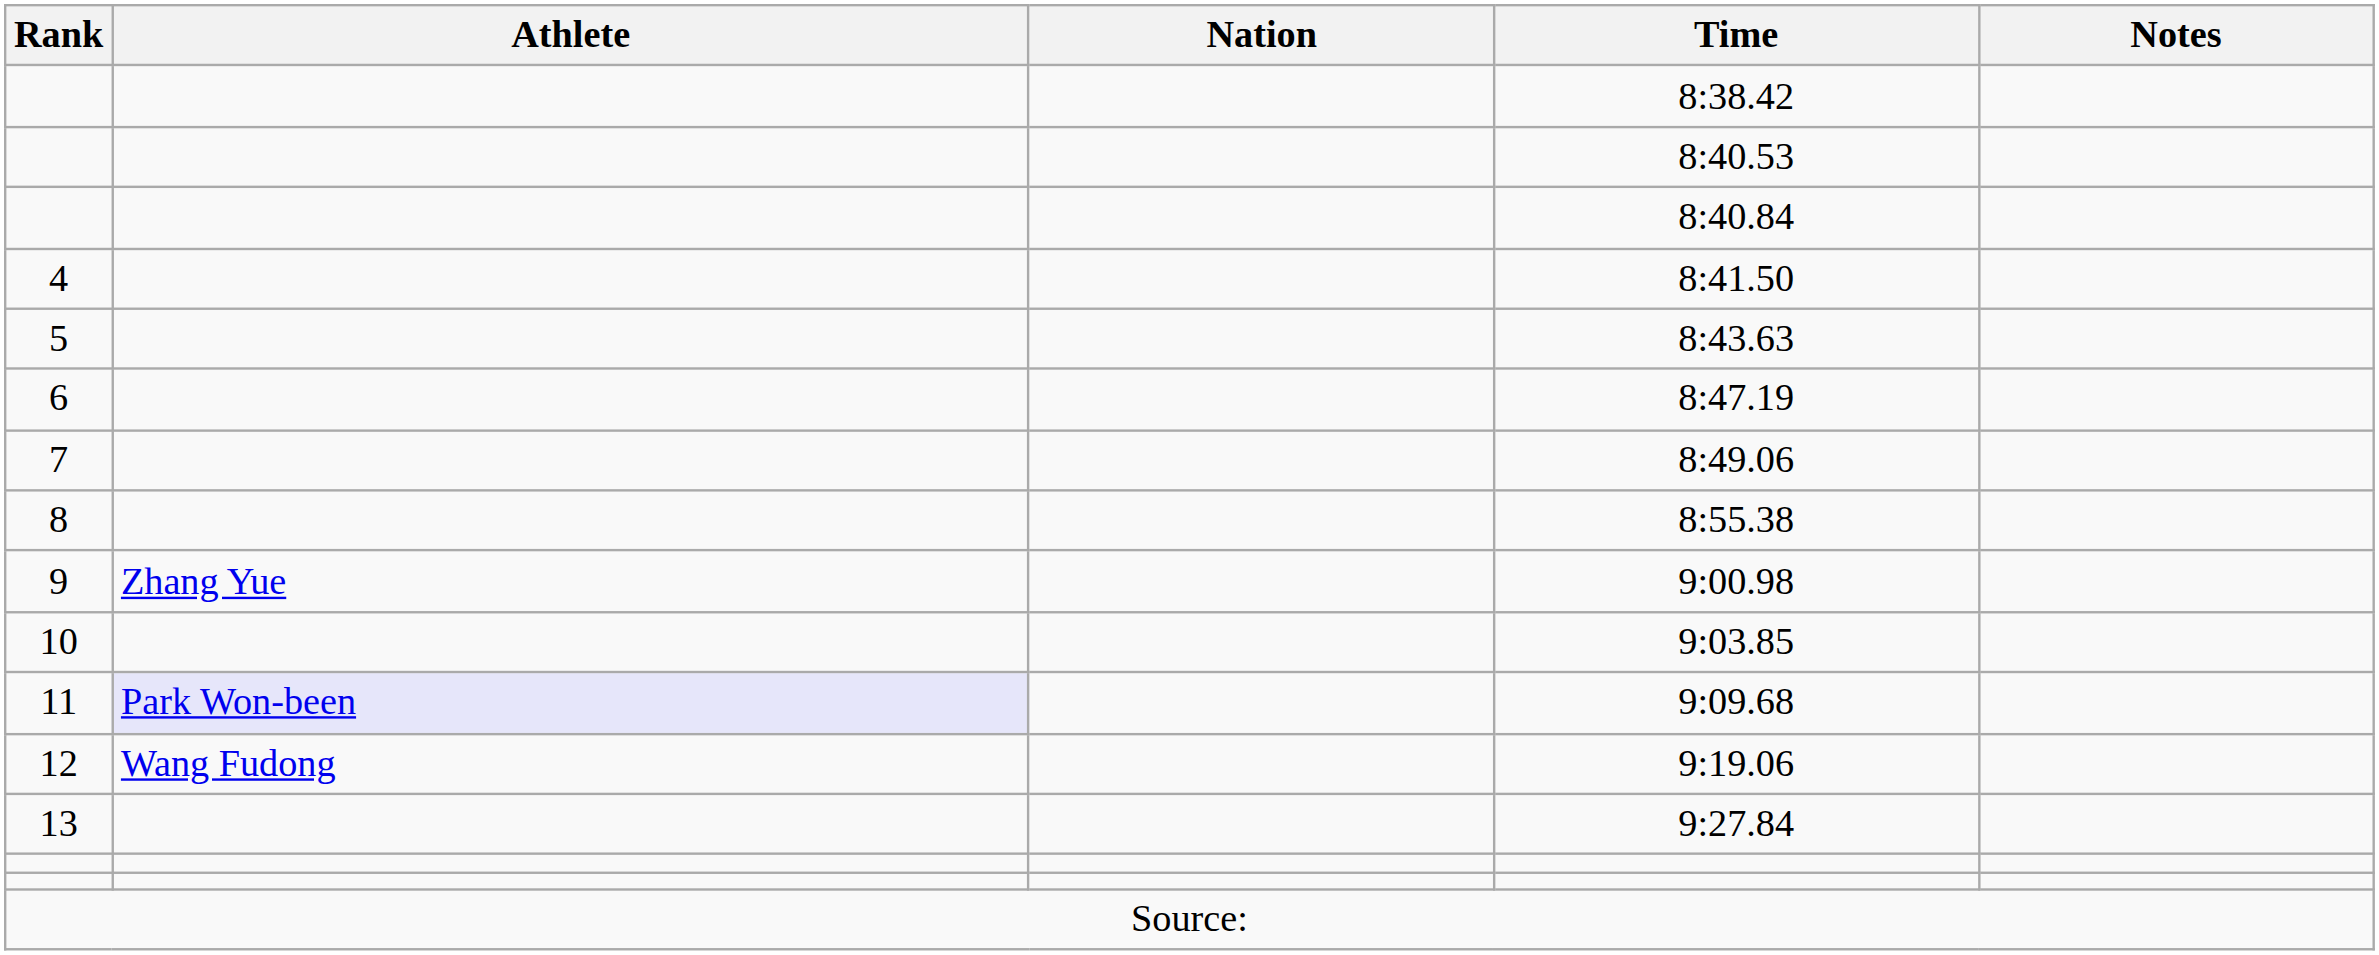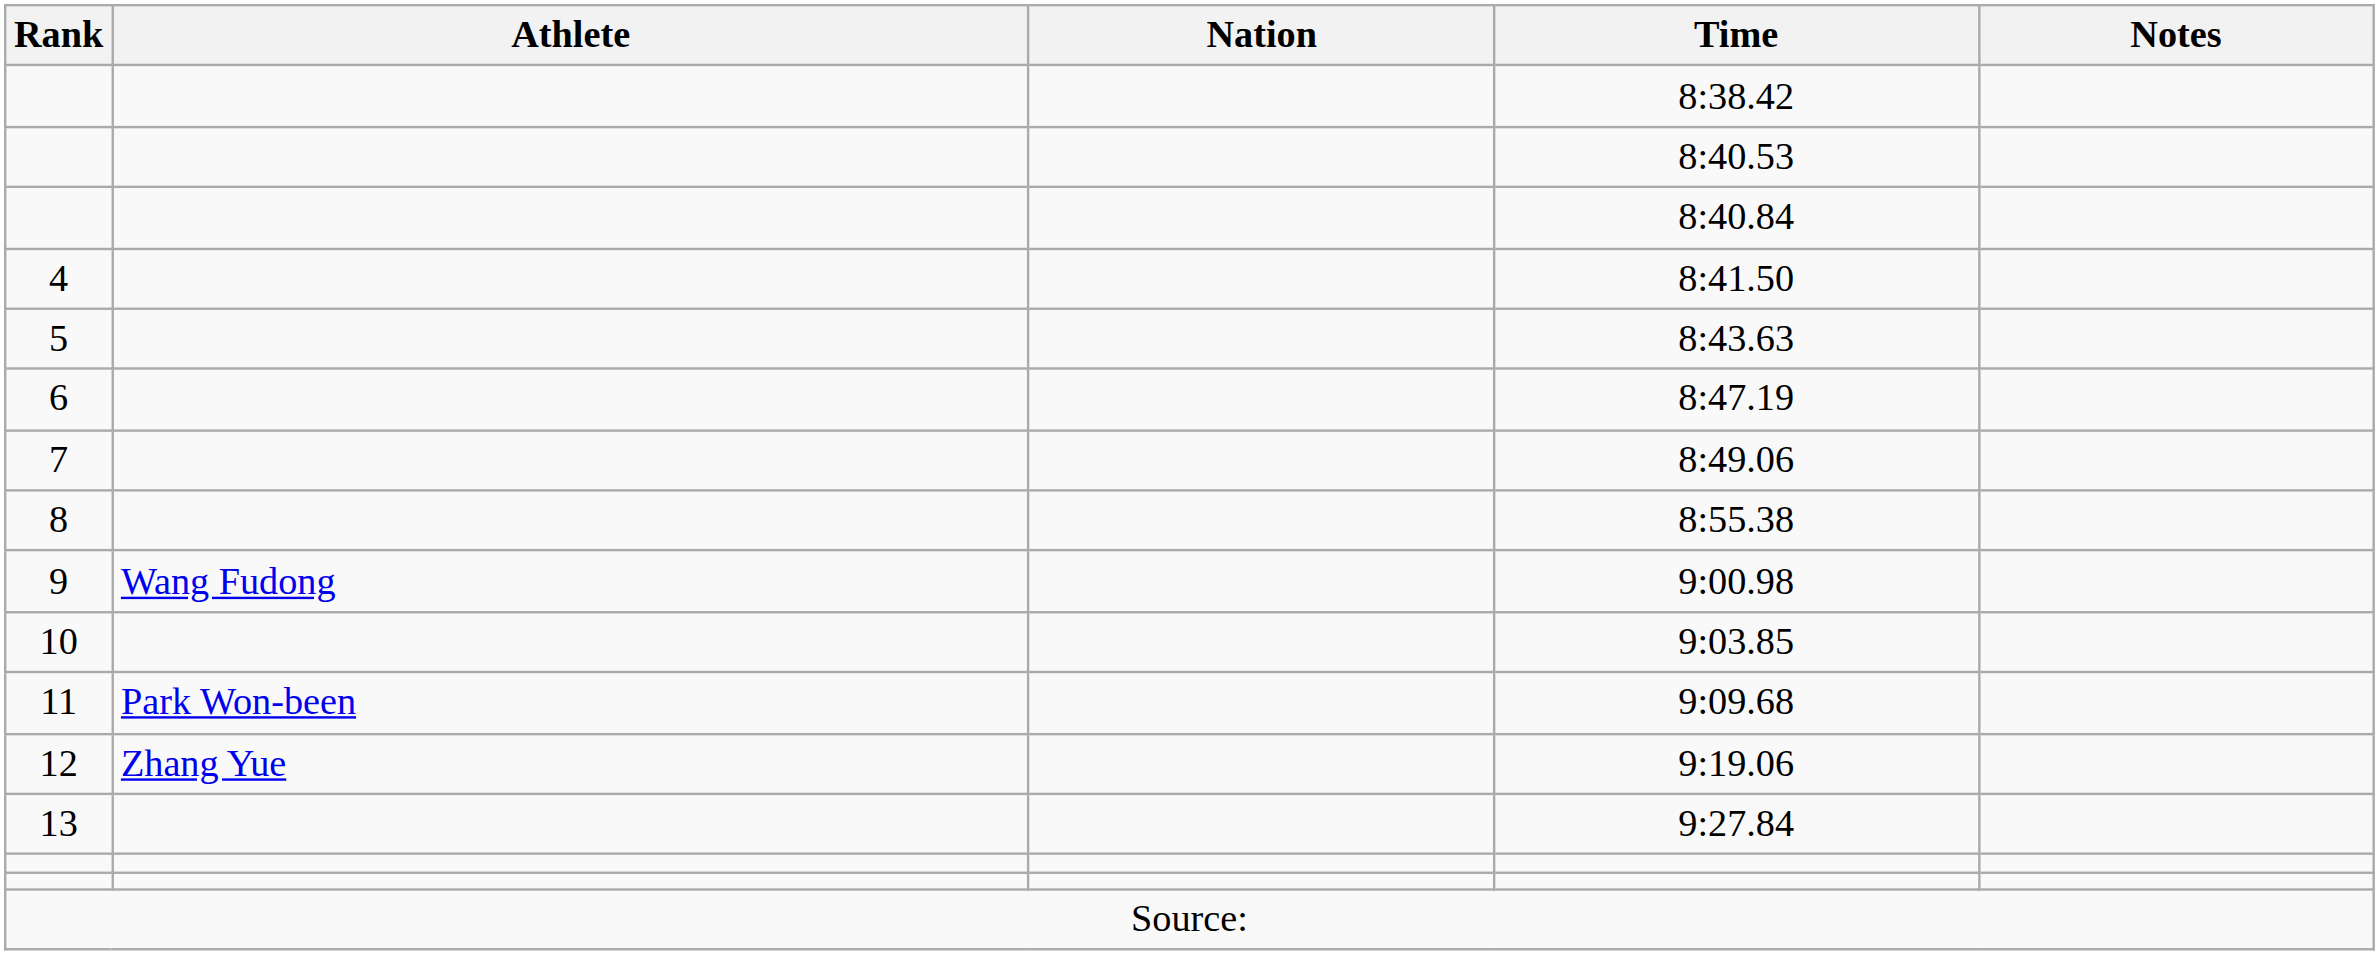(204, 580) Zhang Yue -> (228, 580) Wang Fudong
(239, 701) lavender background -> (239, 701) no background
(228, 762) Wang Fudong -> (204, 762) Zhang Yue
